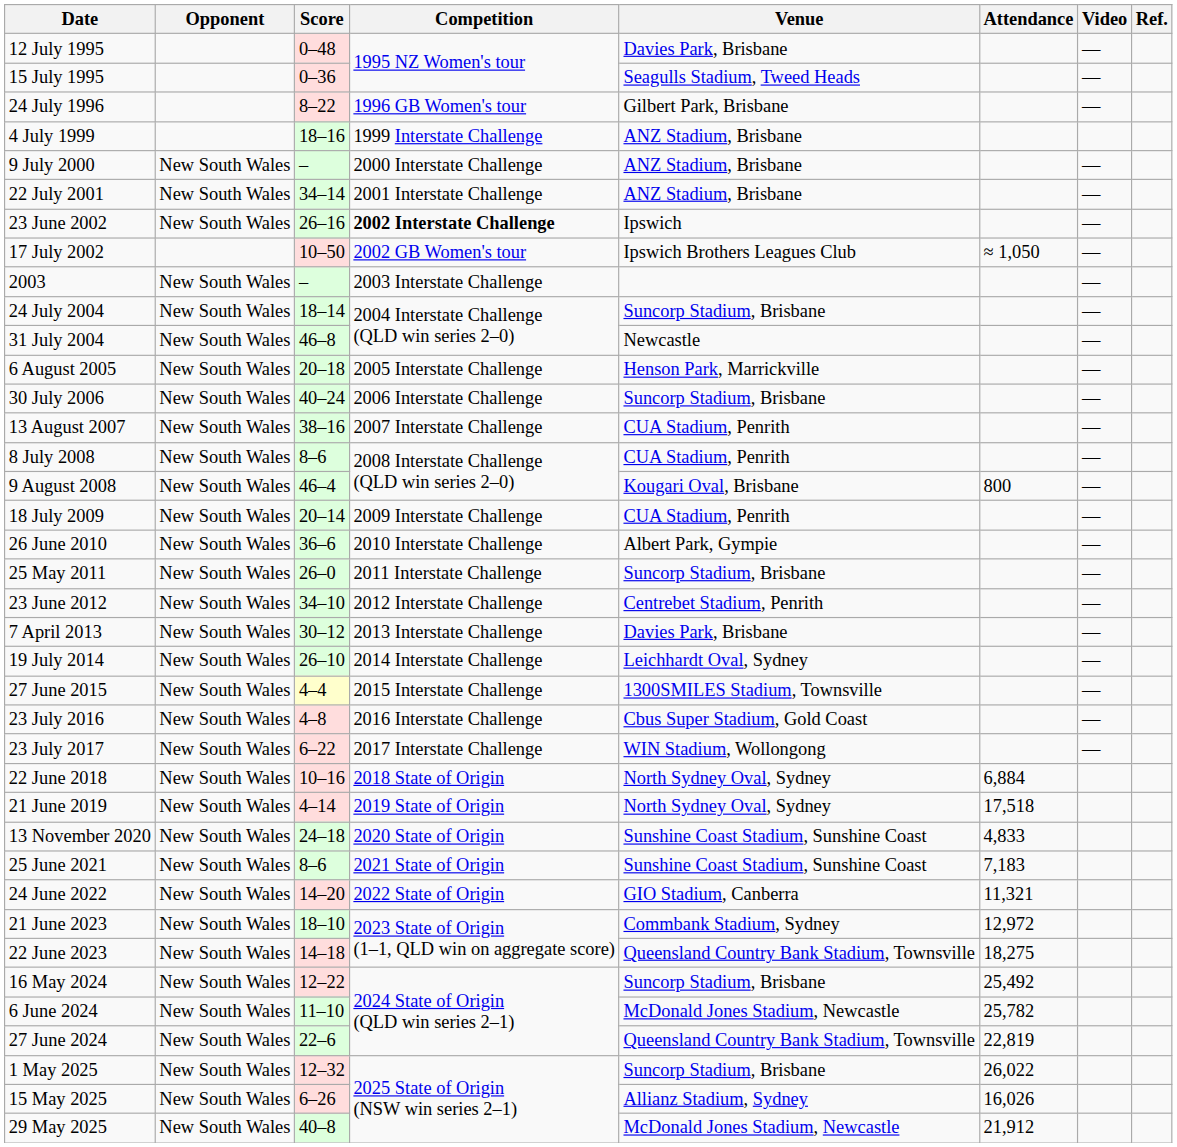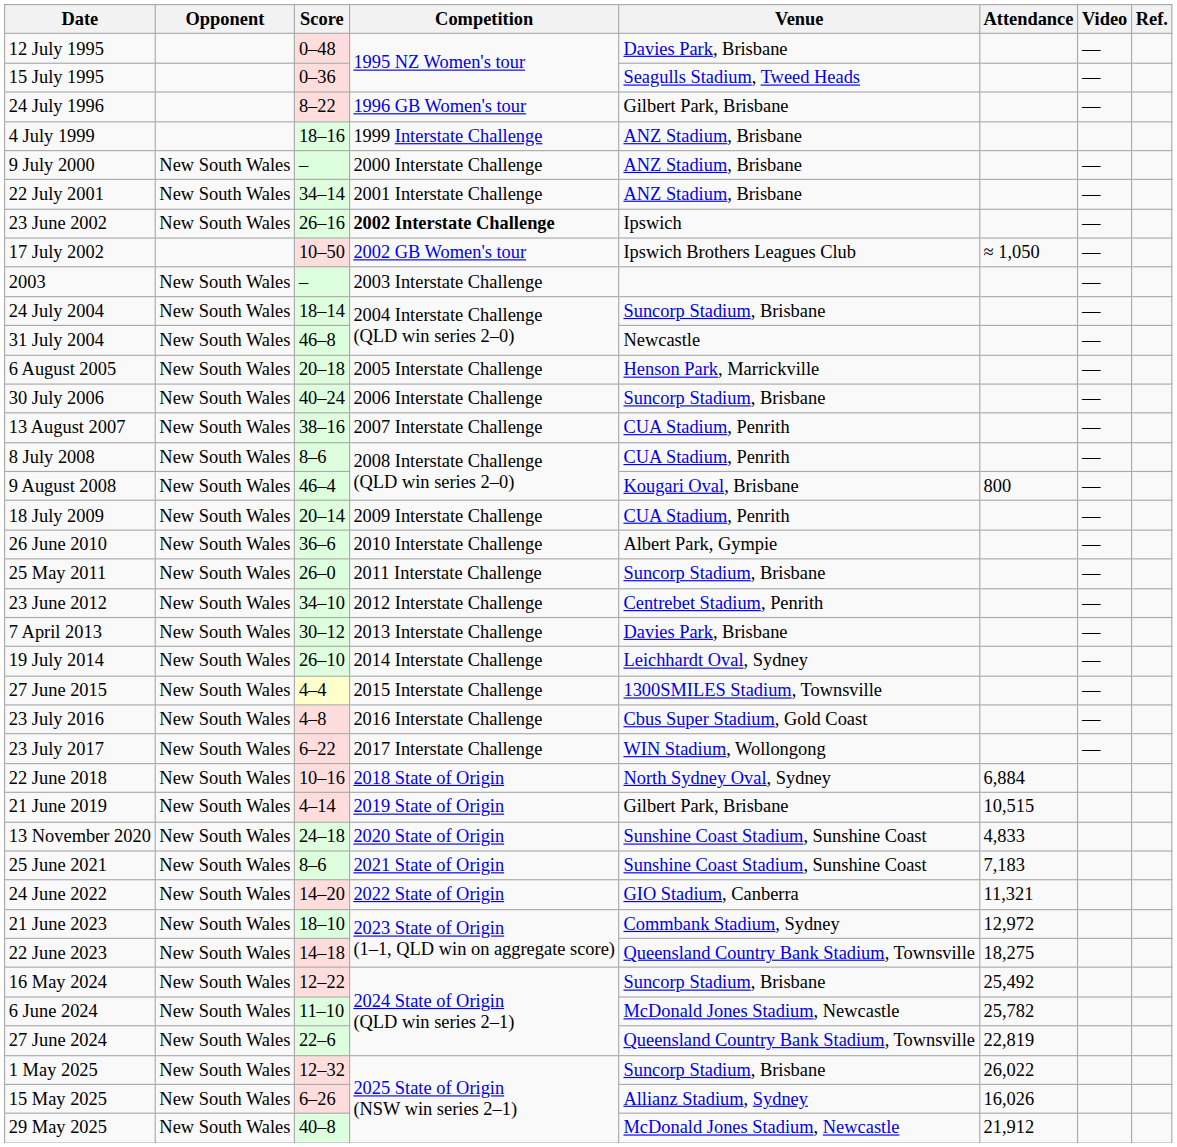(727, 806) North Sydney Oval, Sydney -> (706, 806) Gilbert Park, Brisbane
(1009, 806) 17,518 -> (1009, 806) 10,515
